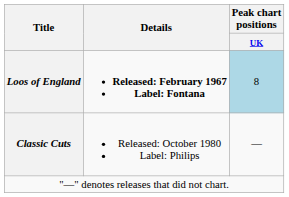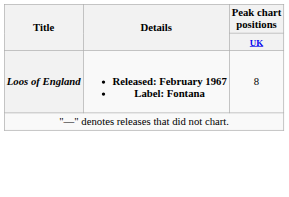(257, 81) lightblue background -> (257, 81) no background
- row: (44, 144)
